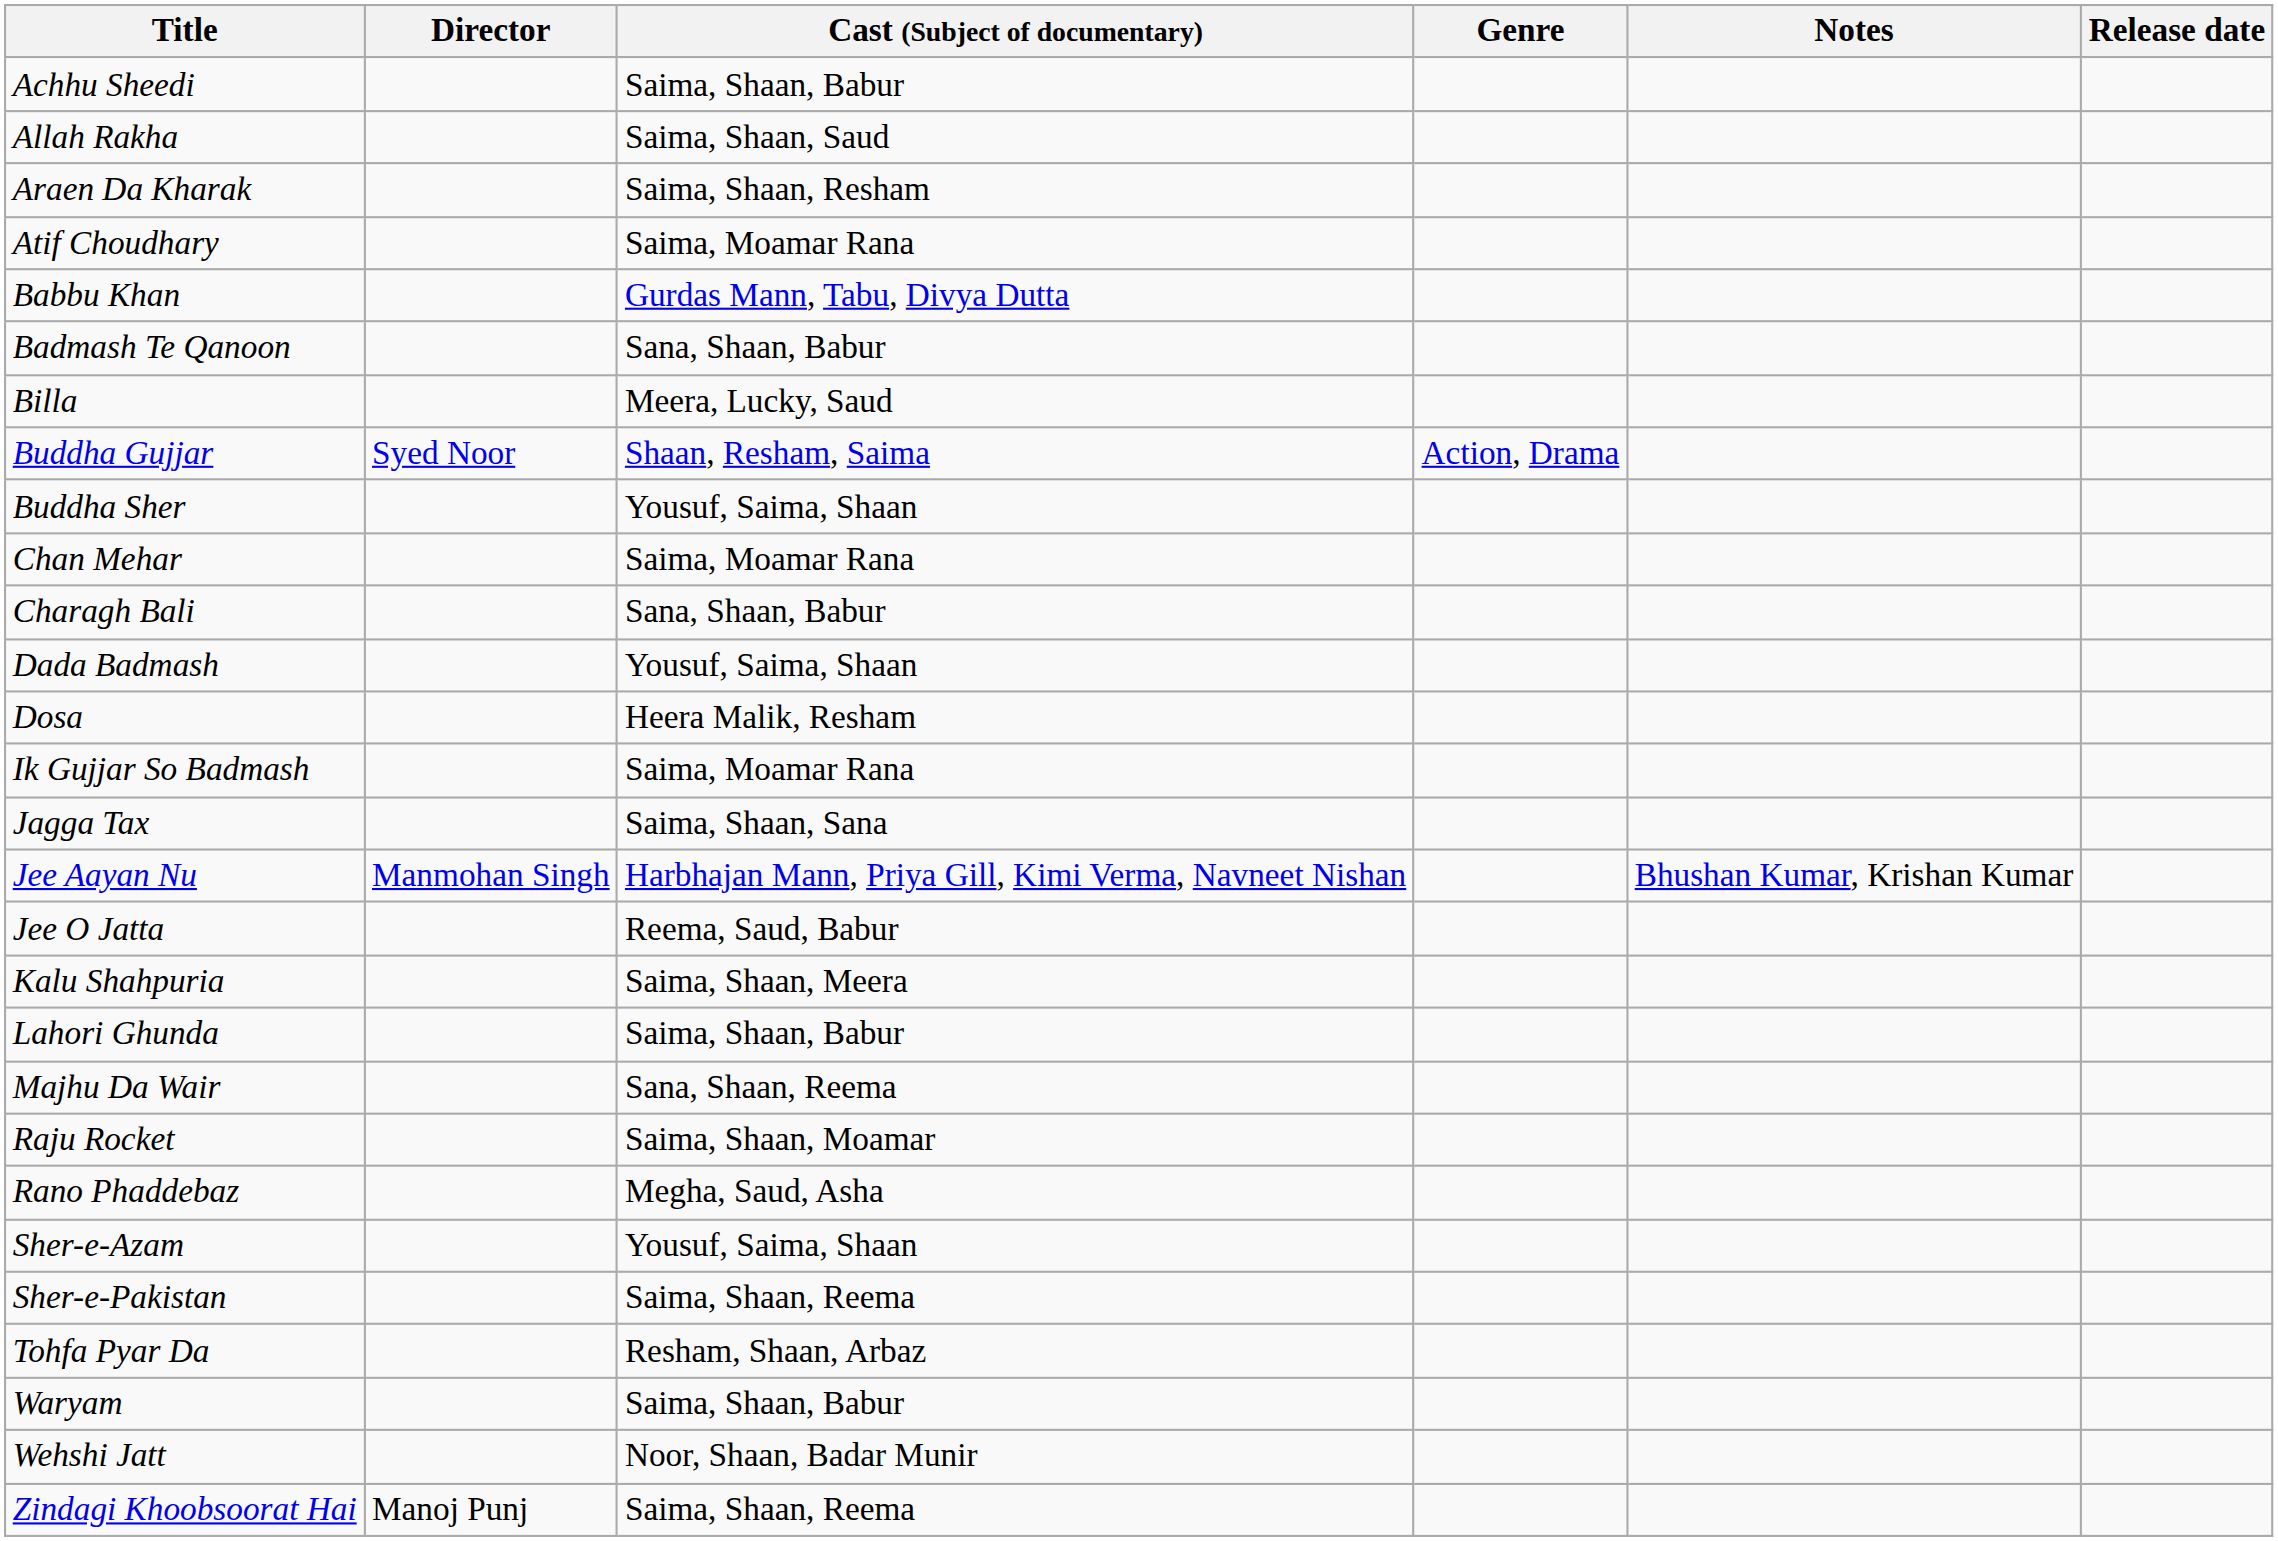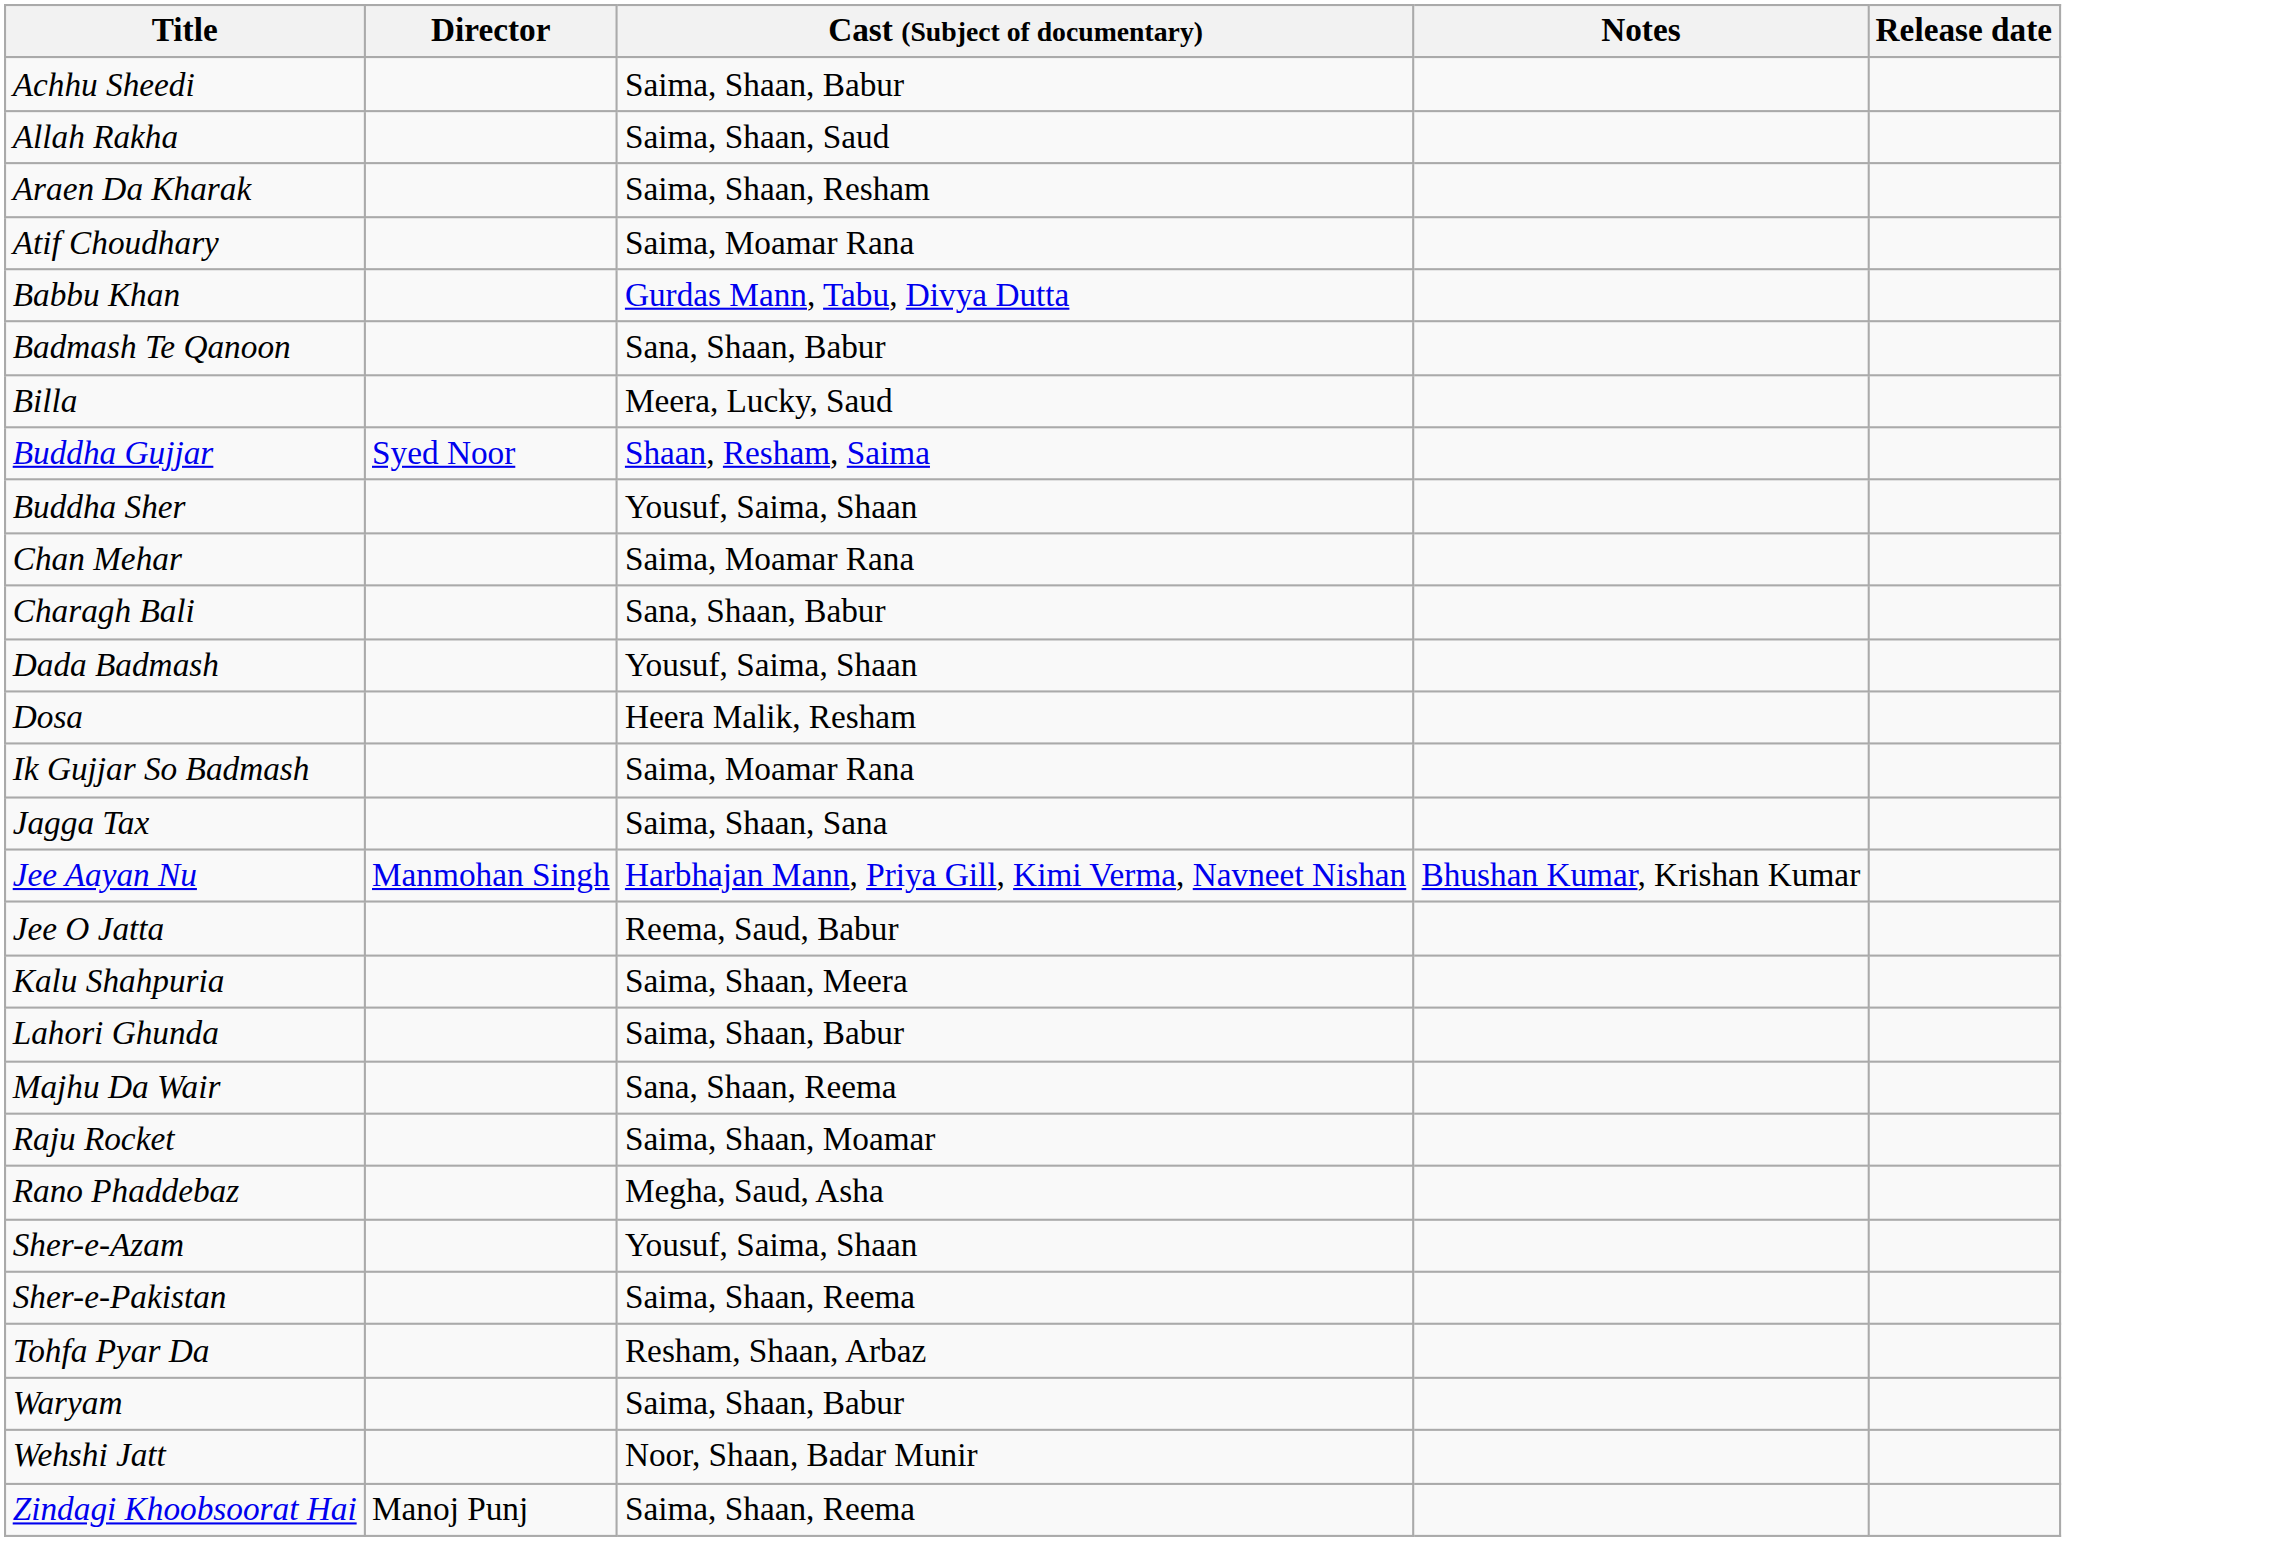- column: (1520, 30)
